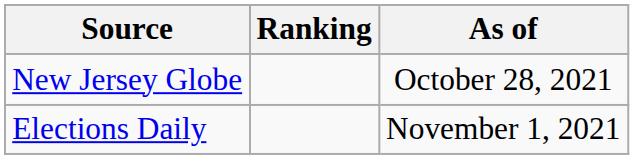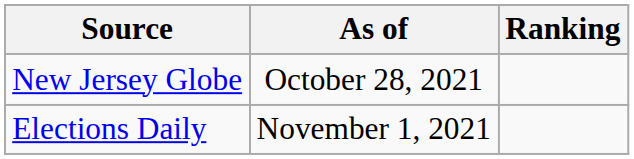columns swapped: (314, 29) <-> (503, 29)
